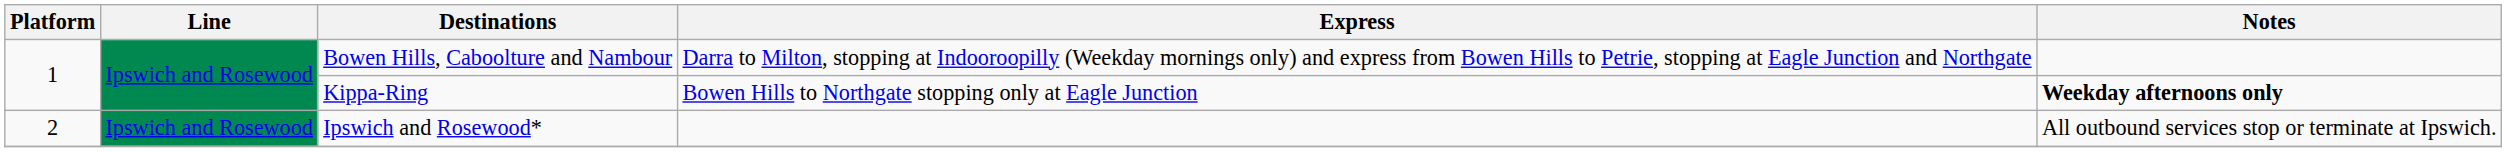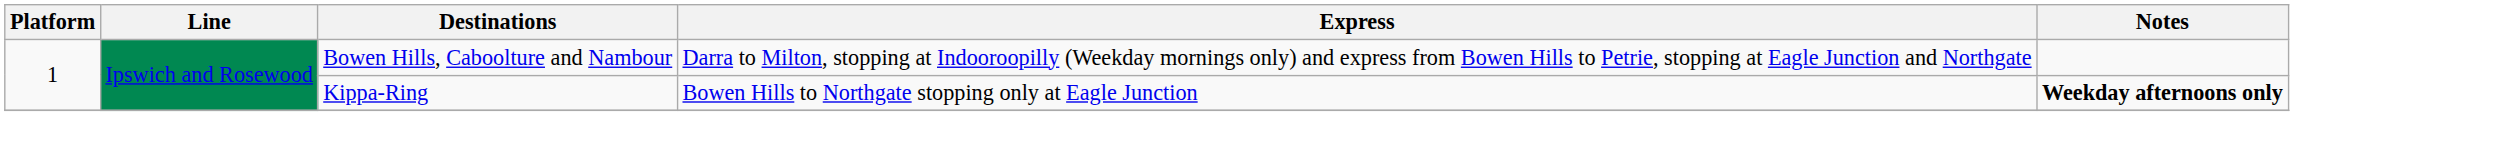- row: (433, 127)
